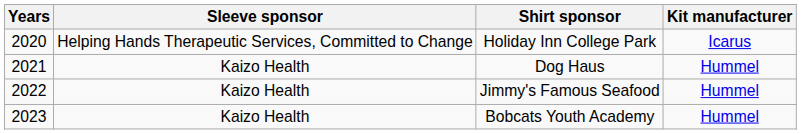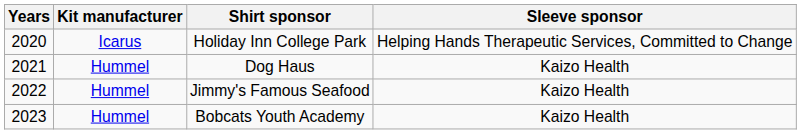columns swapped: (730, 16) <-> (265, 16)
